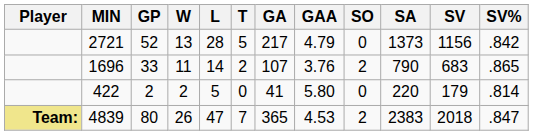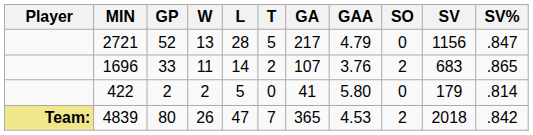- column: (406, 17)
(504, 42) .842 -> (502, 42) .847
(504, 117) .847 -> (502, 117) .842
